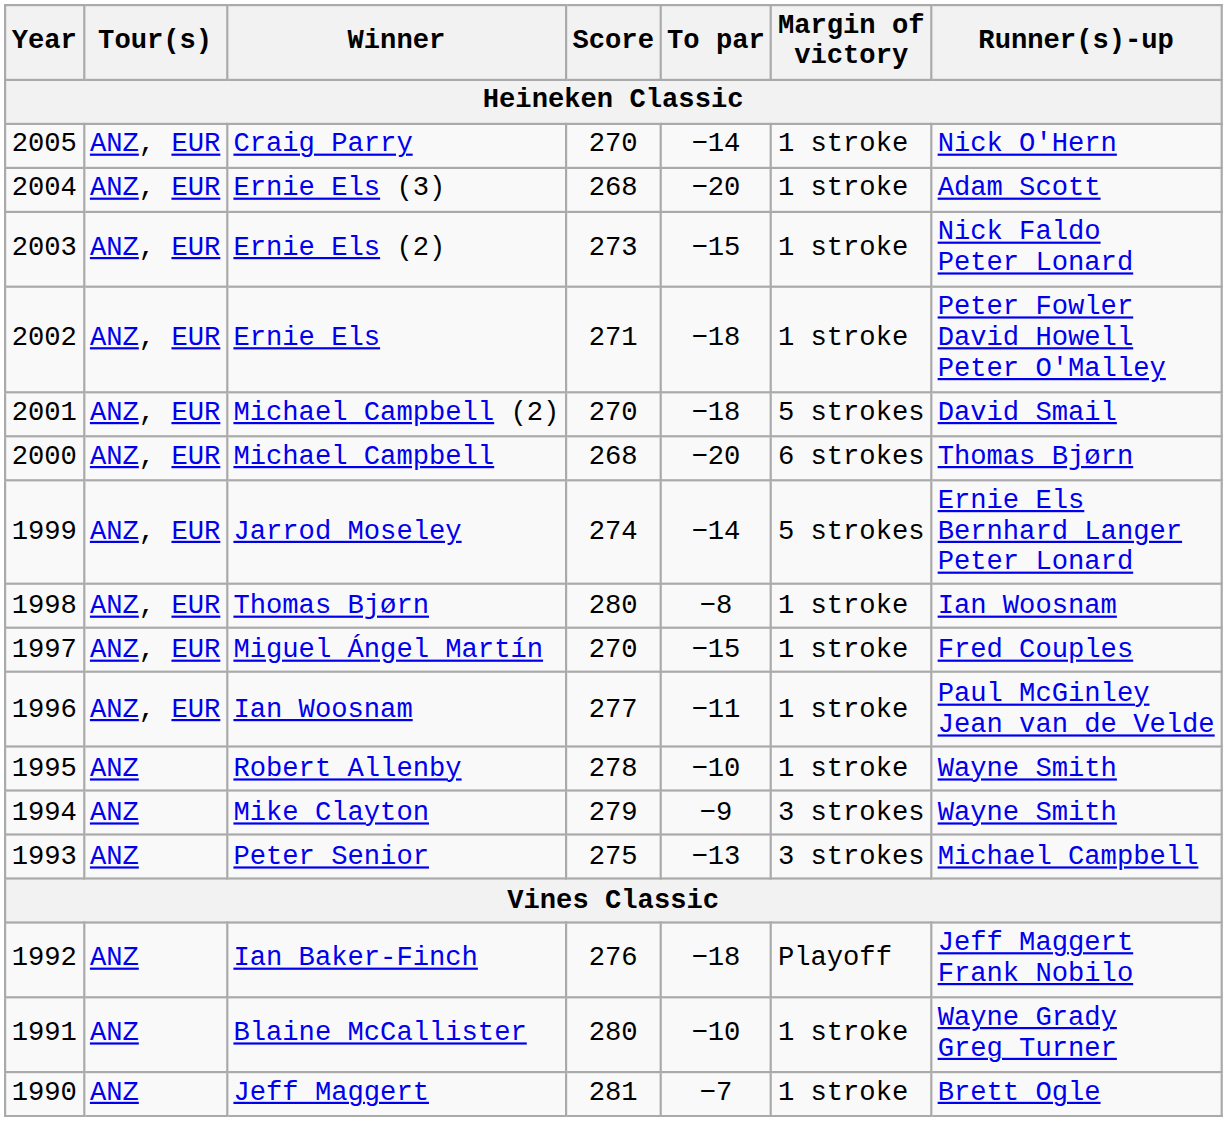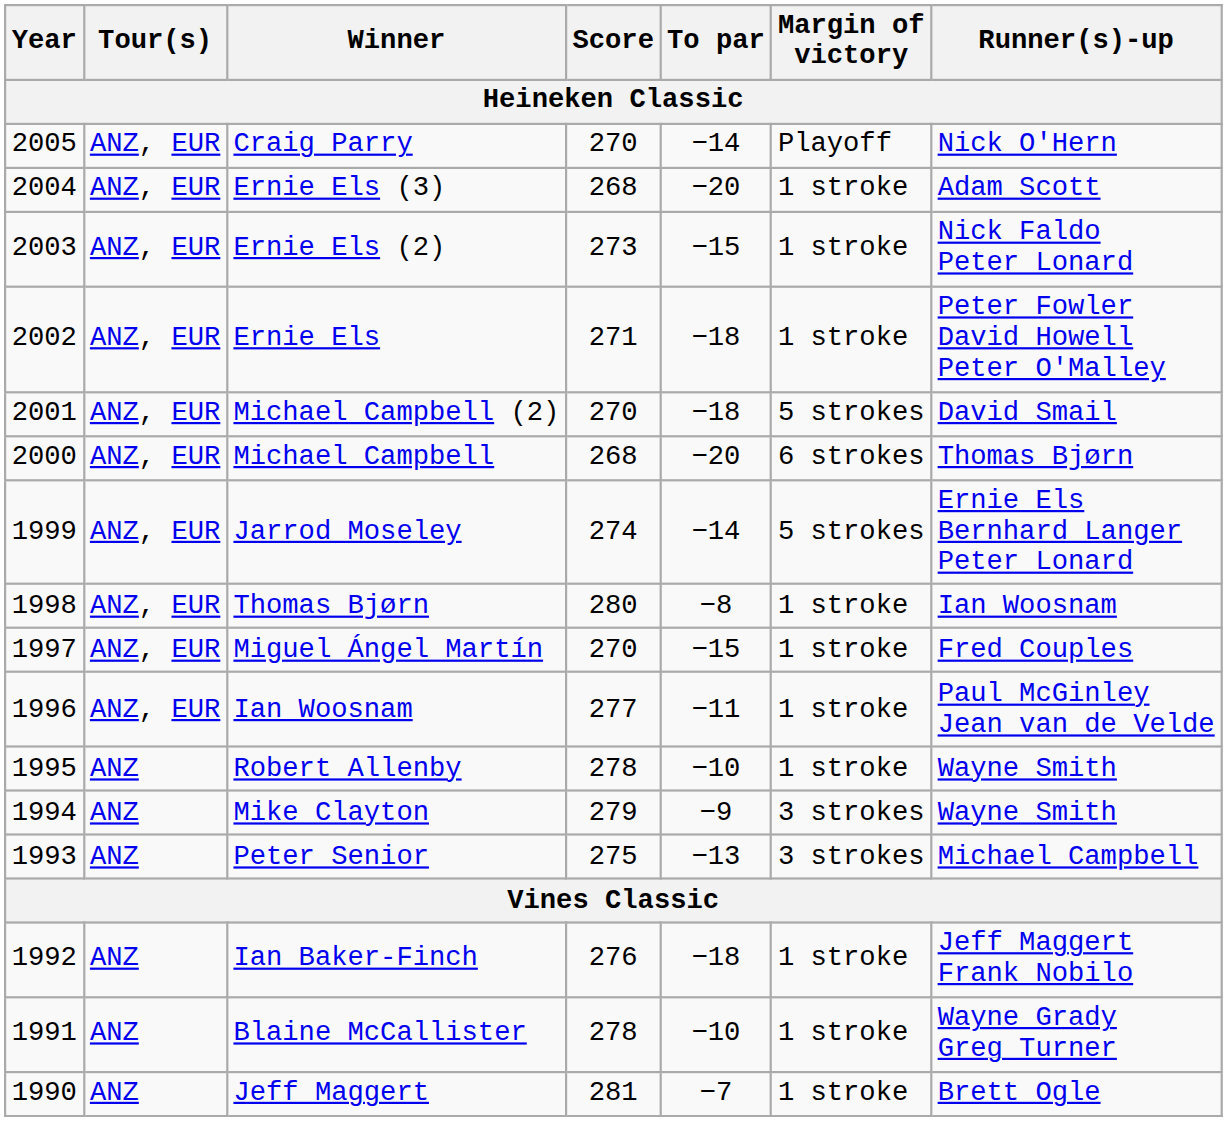(843, 146) 1 stroke -> (835, 146) Playoff
(835, 960) Playoff -> (843, 960) 1 stroke
(613, 1035) 280 -> (613, 1035) 278
